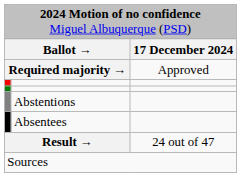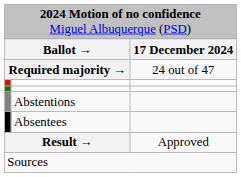(183, 69) Approved -> (183, 69) 24 out of 47
(183, 142) 24 out of 47 -> (183, 142) Approved
